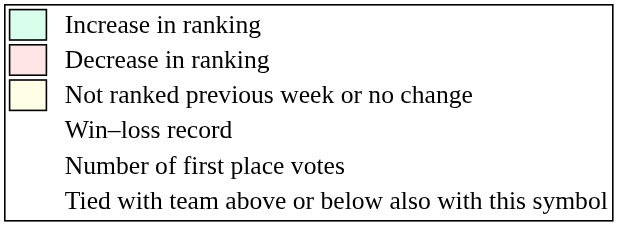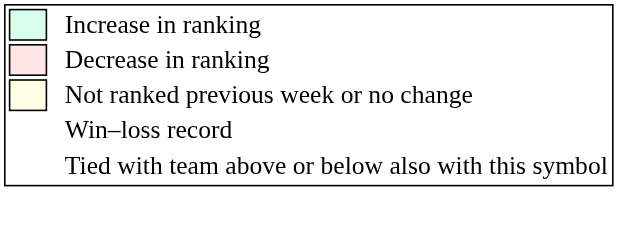- row: (205, 165)
